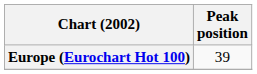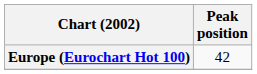(222, 57) 39 -> (222, 57) 42
